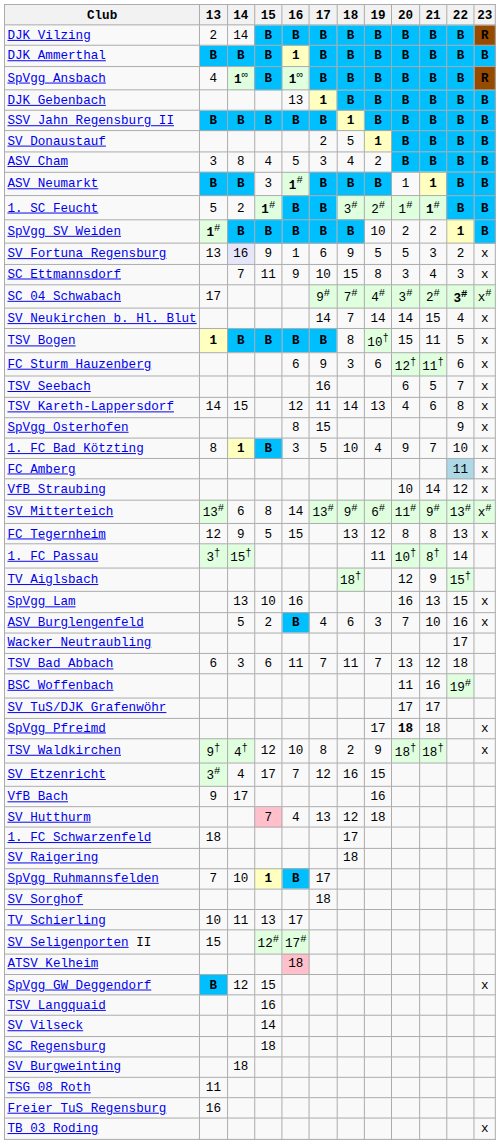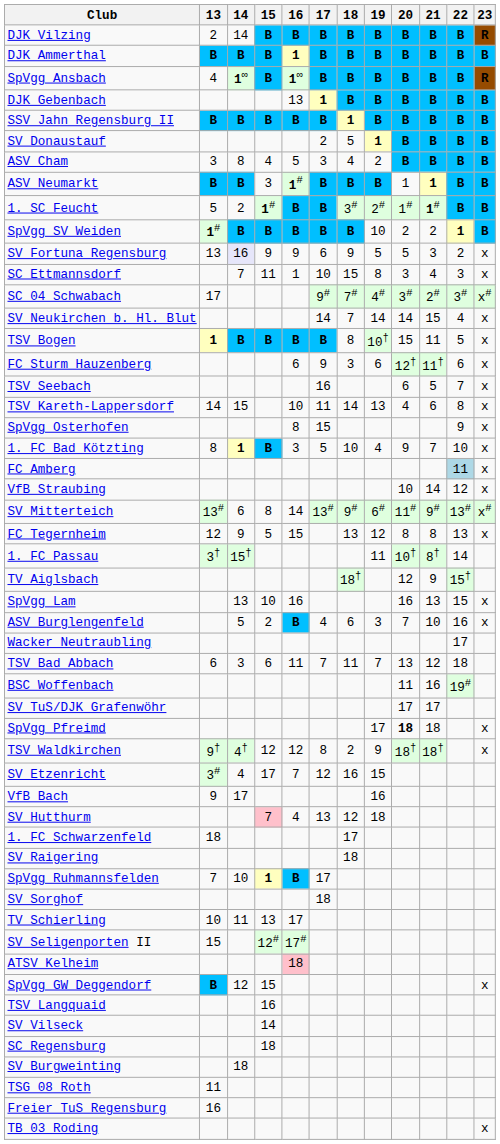(296, 254) 1 -> (296, 254) 9
(296, 274) 9 -> (296, 274) 1
(460, 296) bold -> (460, 296) normal
(296, 407) 12 -> (296, 407) 10
(296, 751) 10 -> (296, 751) 12
